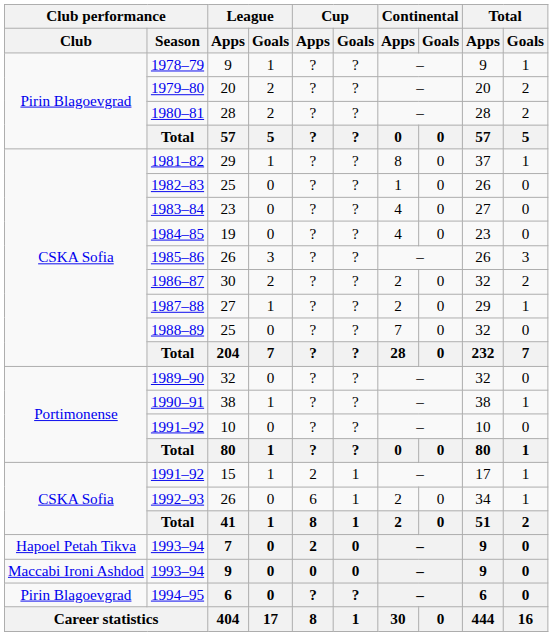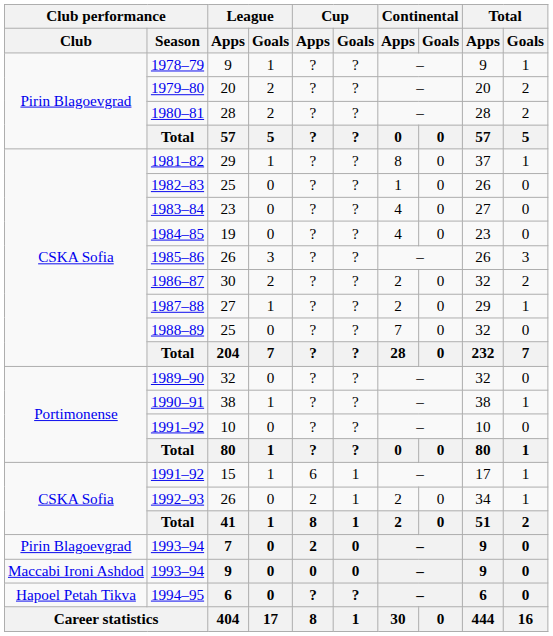(313, 474) 2 -> (313, 474) 6
(313, 498) 6 -> (313, 498) 2
(76, 546) Hapoel Petah Tikva -> (76, 546) Pirin Blagoevgrad
(76, 595) Pirin Blagoevgrad -> (76, 595) Hapoel Petah Tikva
